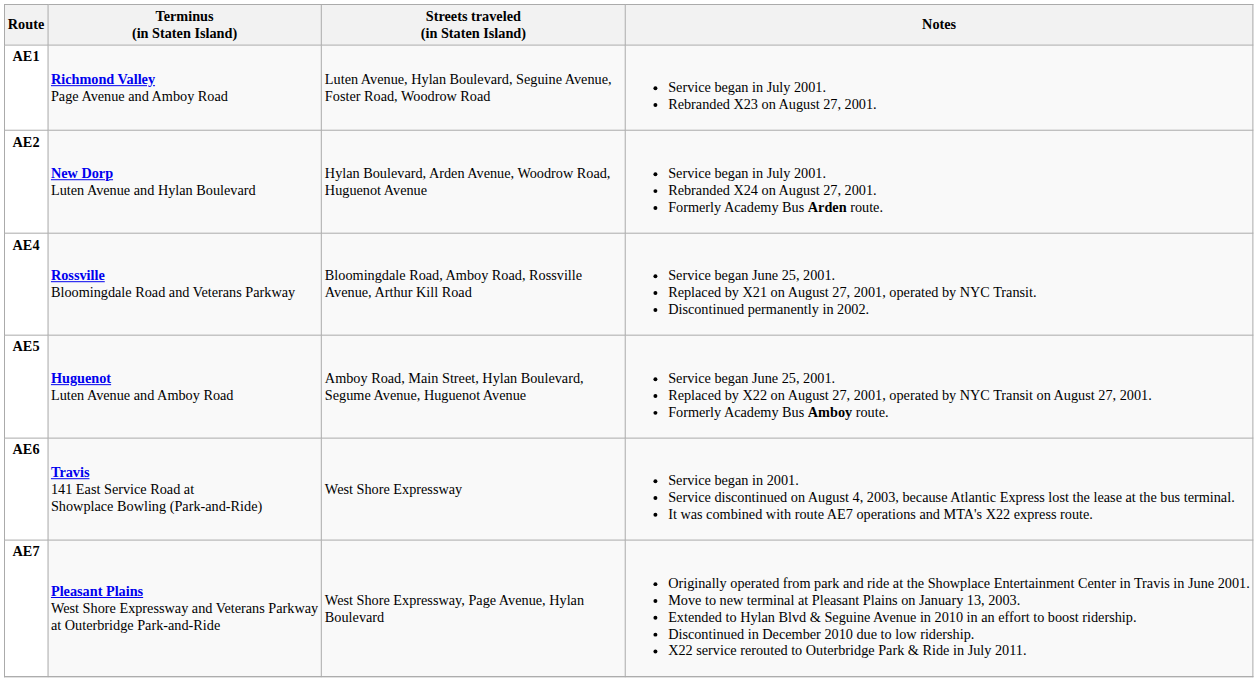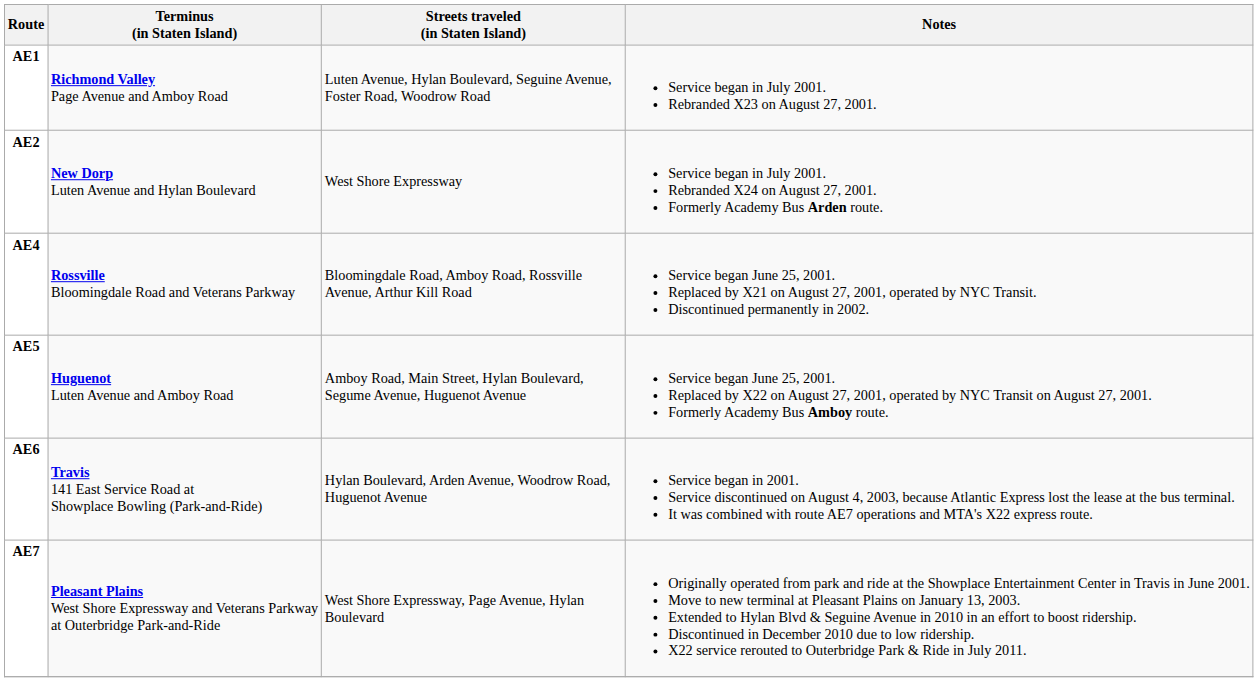(468, 182) Hylan Boulevard, Arden Avenue, Woodrow Road, Huguenot Avenue -> (394, 182) West Shore Expressway
(394, 489) West Shore Expressway -> (468, 489) Hylan Boulevard, Arden Avenue, Woodrow Road, Huguenot Avenue
